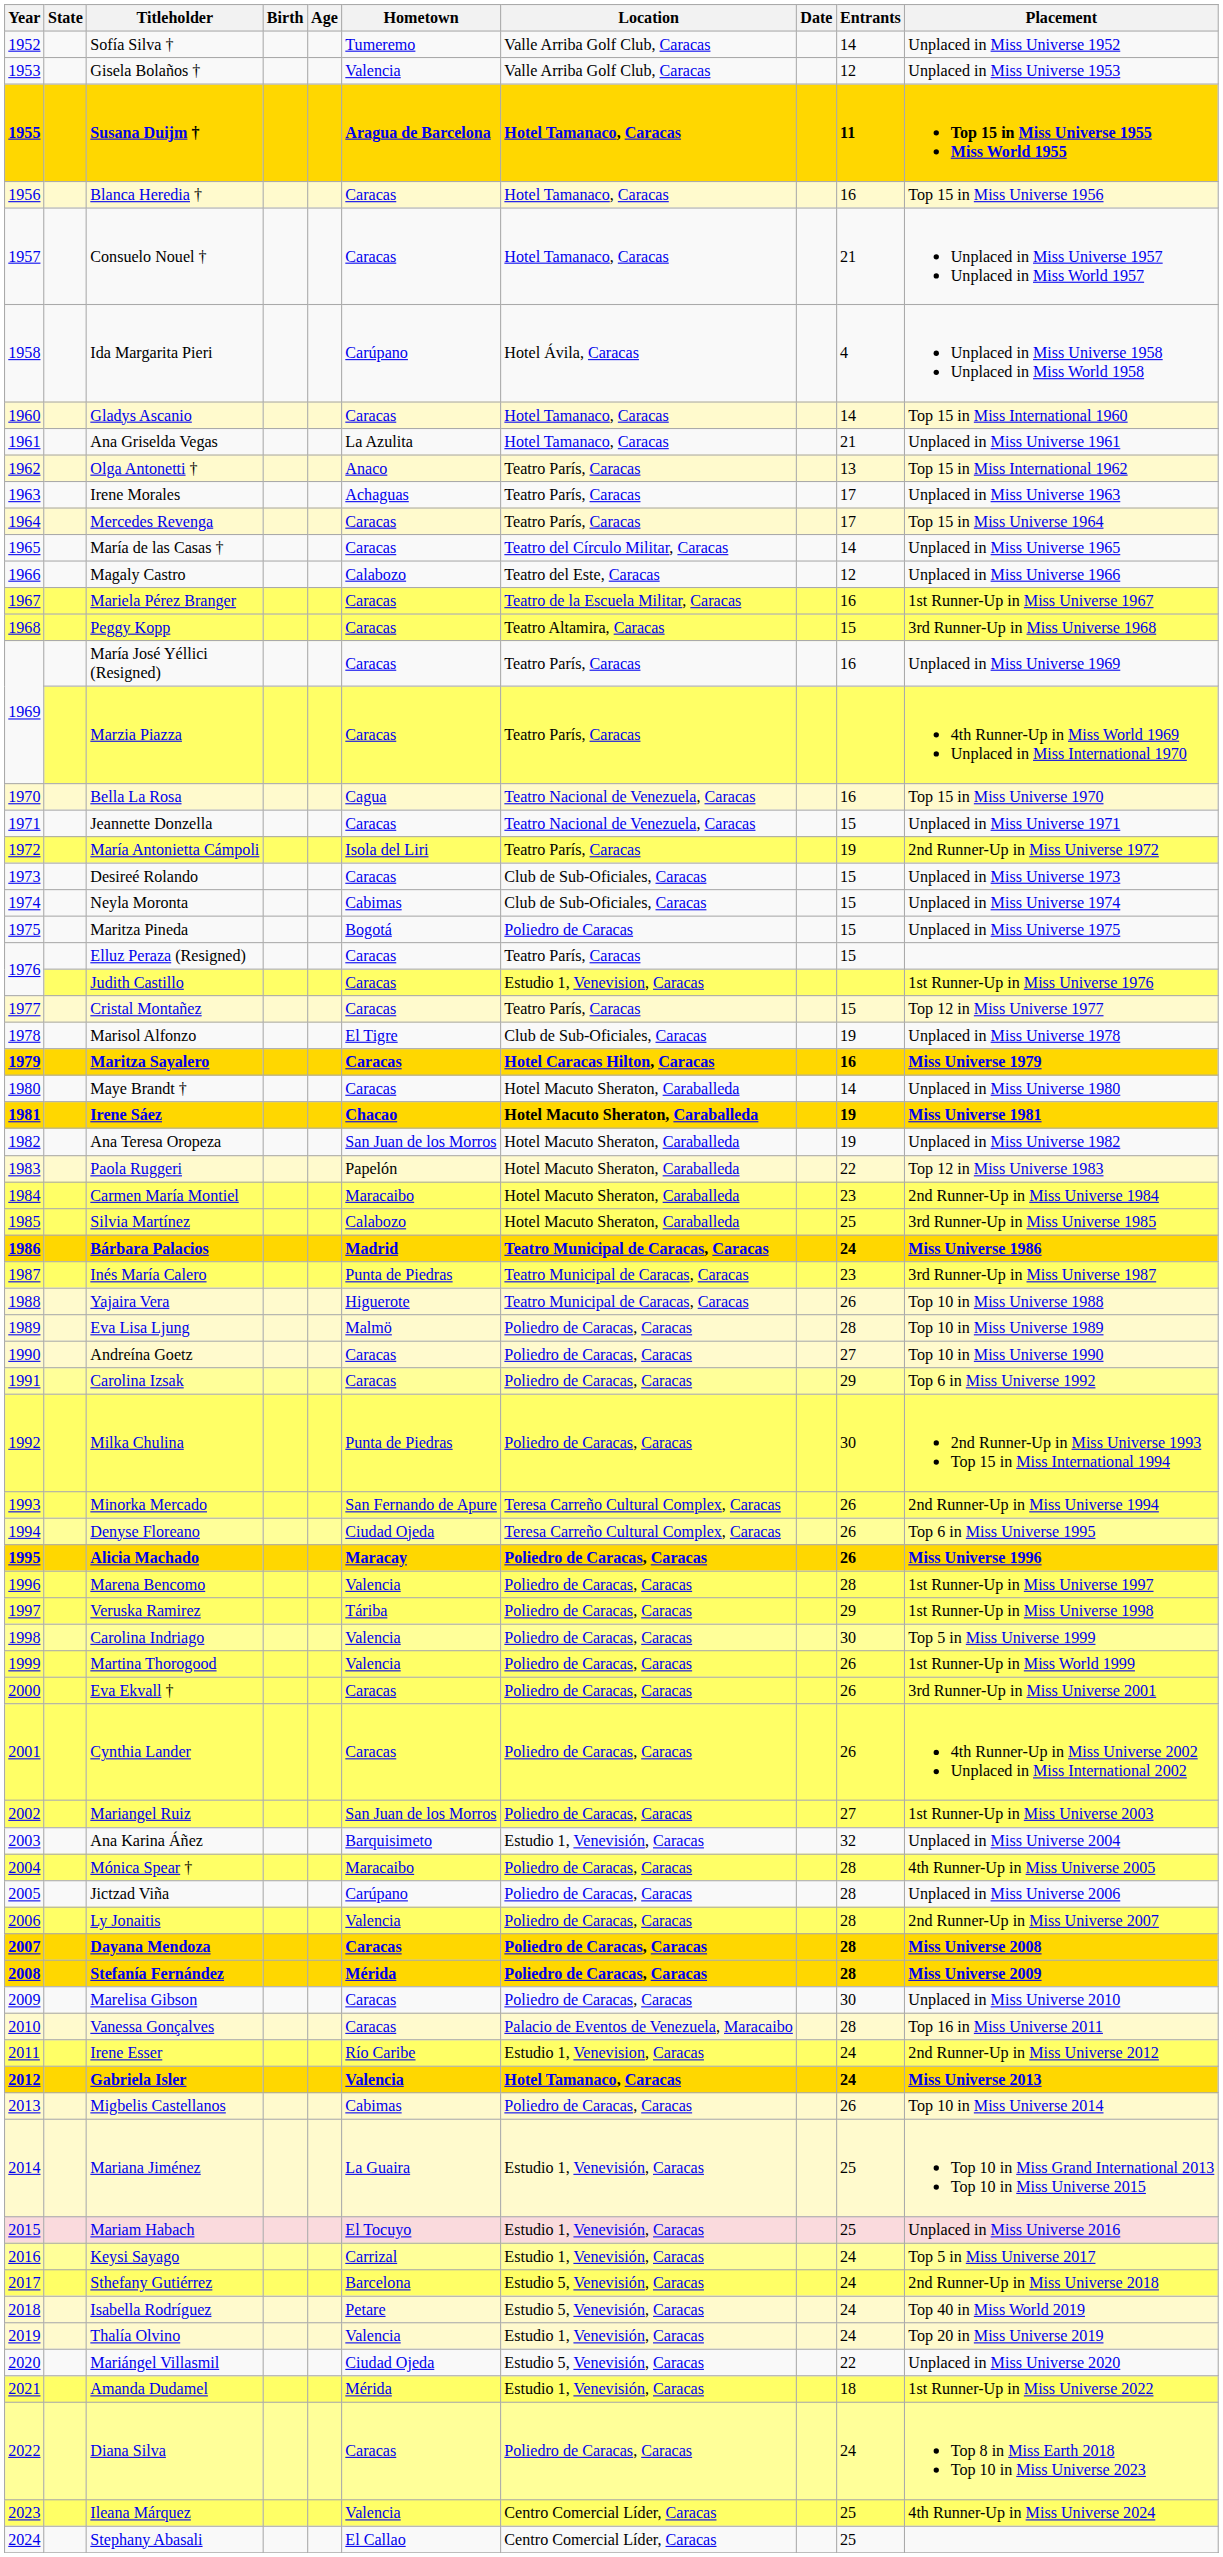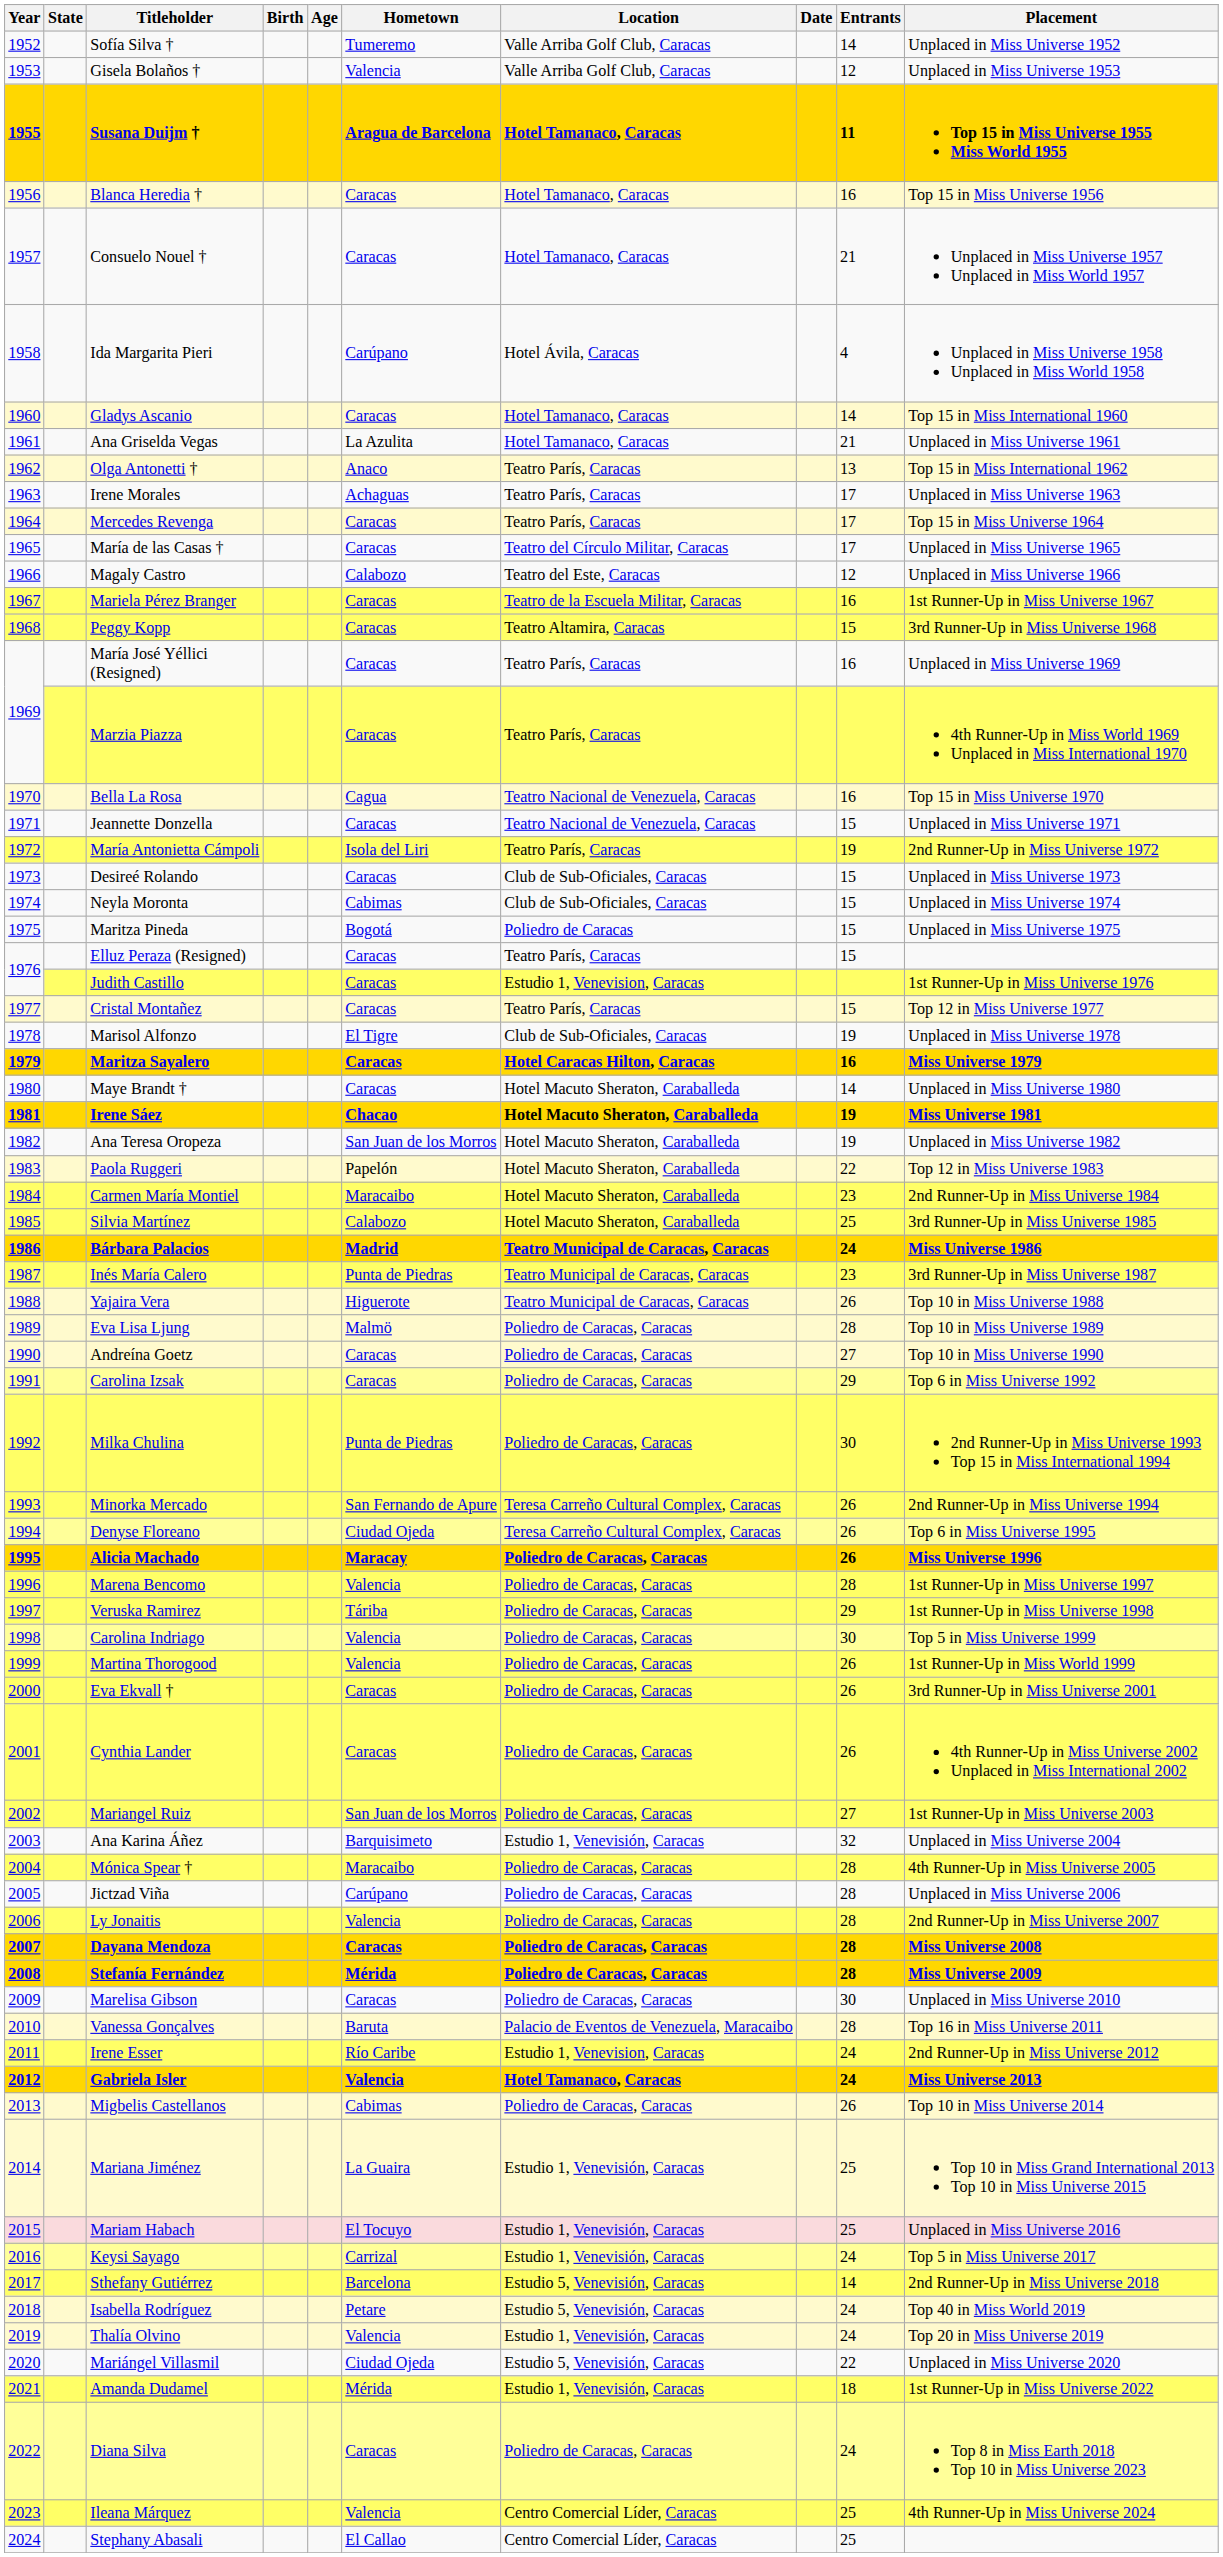(848, 547) 14 -> (848, 547) 17
(371, 2026) Caracas -> (367, 2026) Baruta
(848, 2282) 24 -> (848, 2282) 14
